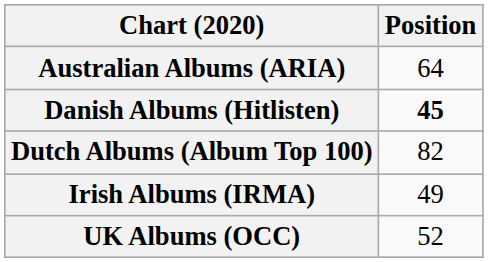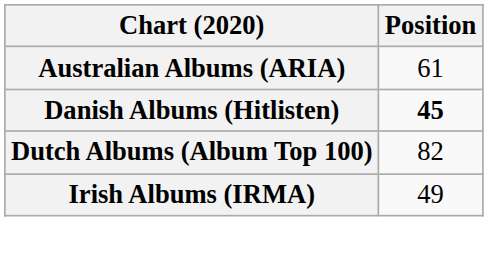(431, 67) 64 -> (431, 67) 61
- row: (192, 236)
